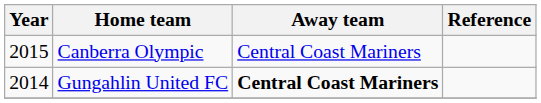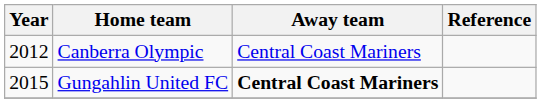(29, 51) 2015 -> (29, 51) 2012
(29, 82) 2014 -> (29, 82) 2015
